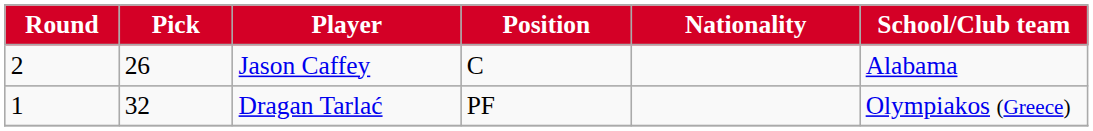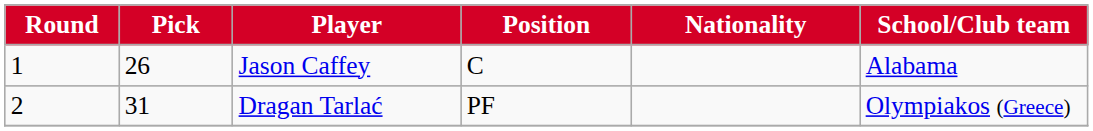(17, 65) 2 -> (17, 65) 1
(17, 105) 1 -> (17, 105) 2
(137, 105) 32 -> (137, 105) 31
